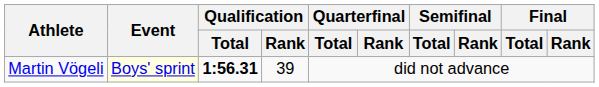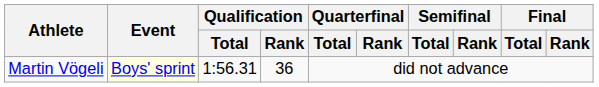(230, 69) bold -> (230, 69) normal
(285, 69) 39 -> (284, 69) 36
